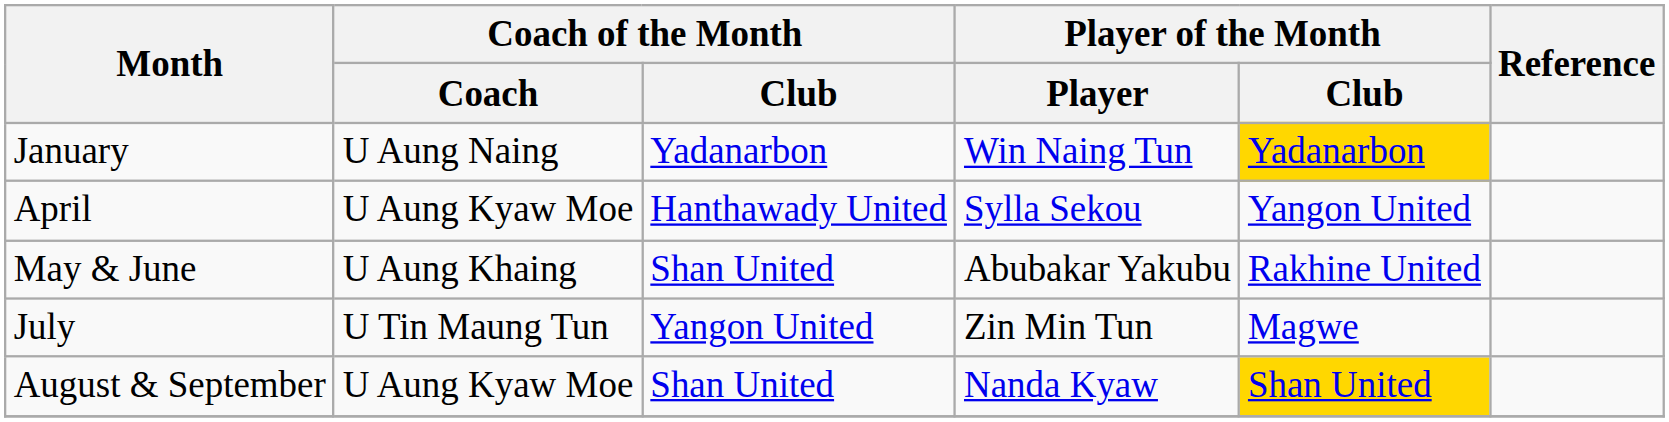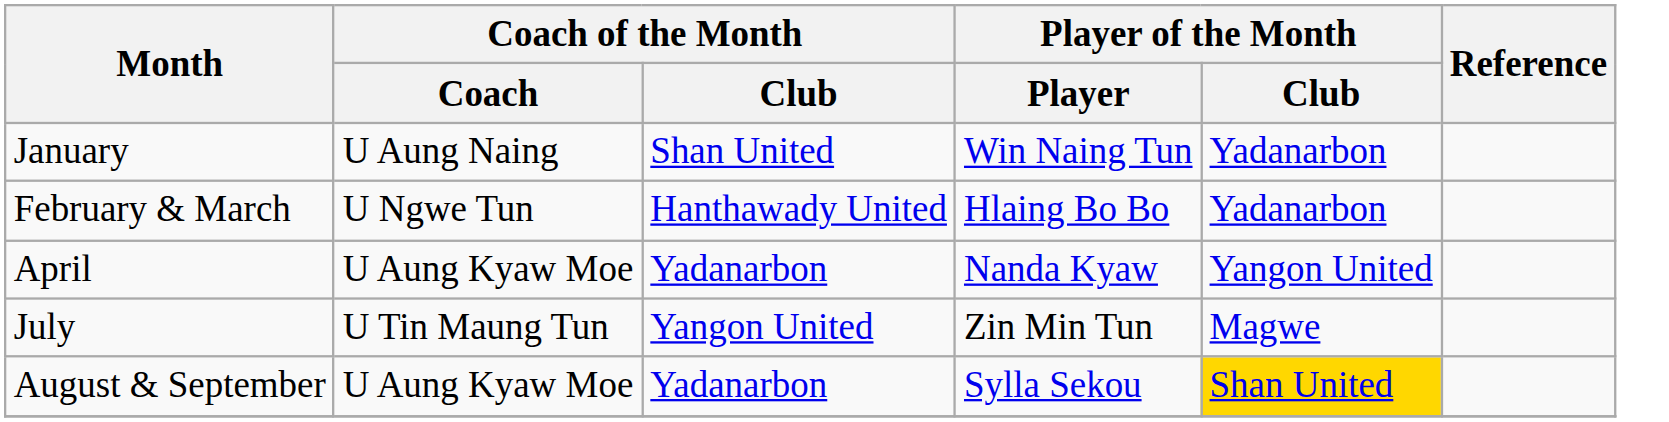(739, 151) Yadanarbon -> (742, 151) Shan United
(1336, 151) gold background -> (1298, 151) no background
+ row: (152, 209)
(799, 209) Hanthawady United -> (739, 268) Yadanarbon
(1053, 209) Sylla Sekou -> (1061, 268) Nanda Kyaw
- row: (105, 268)
(742, 385) Shan United -> (739, 385) Yadanarbon
(1061, 385) Nanda Kyaw -> (1053, 385) Sylla Sekou
